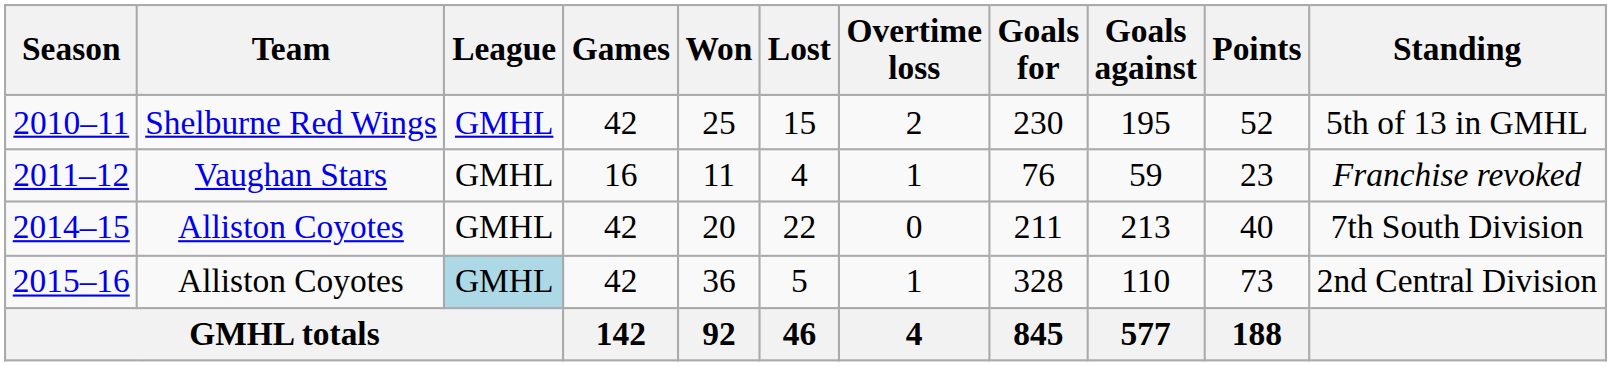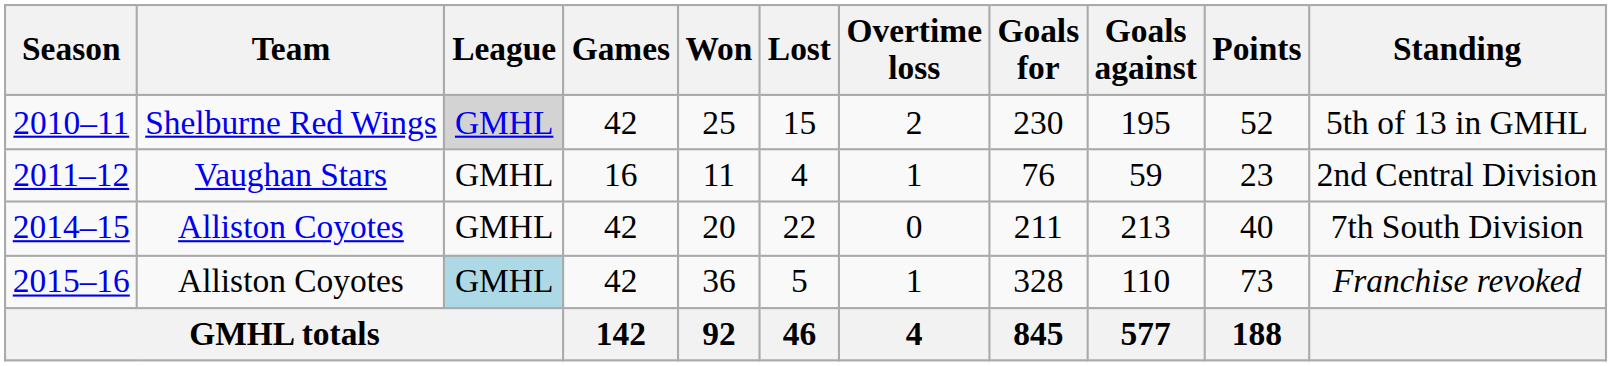(504, 121) no background -> (504, 121) lightgrey background
(1457, 174) Franchise revoked -> (1457, 174) 2nd Central Division
(1457, 280) 2nd Central Division -> (1457, 280) Franchise revoked
